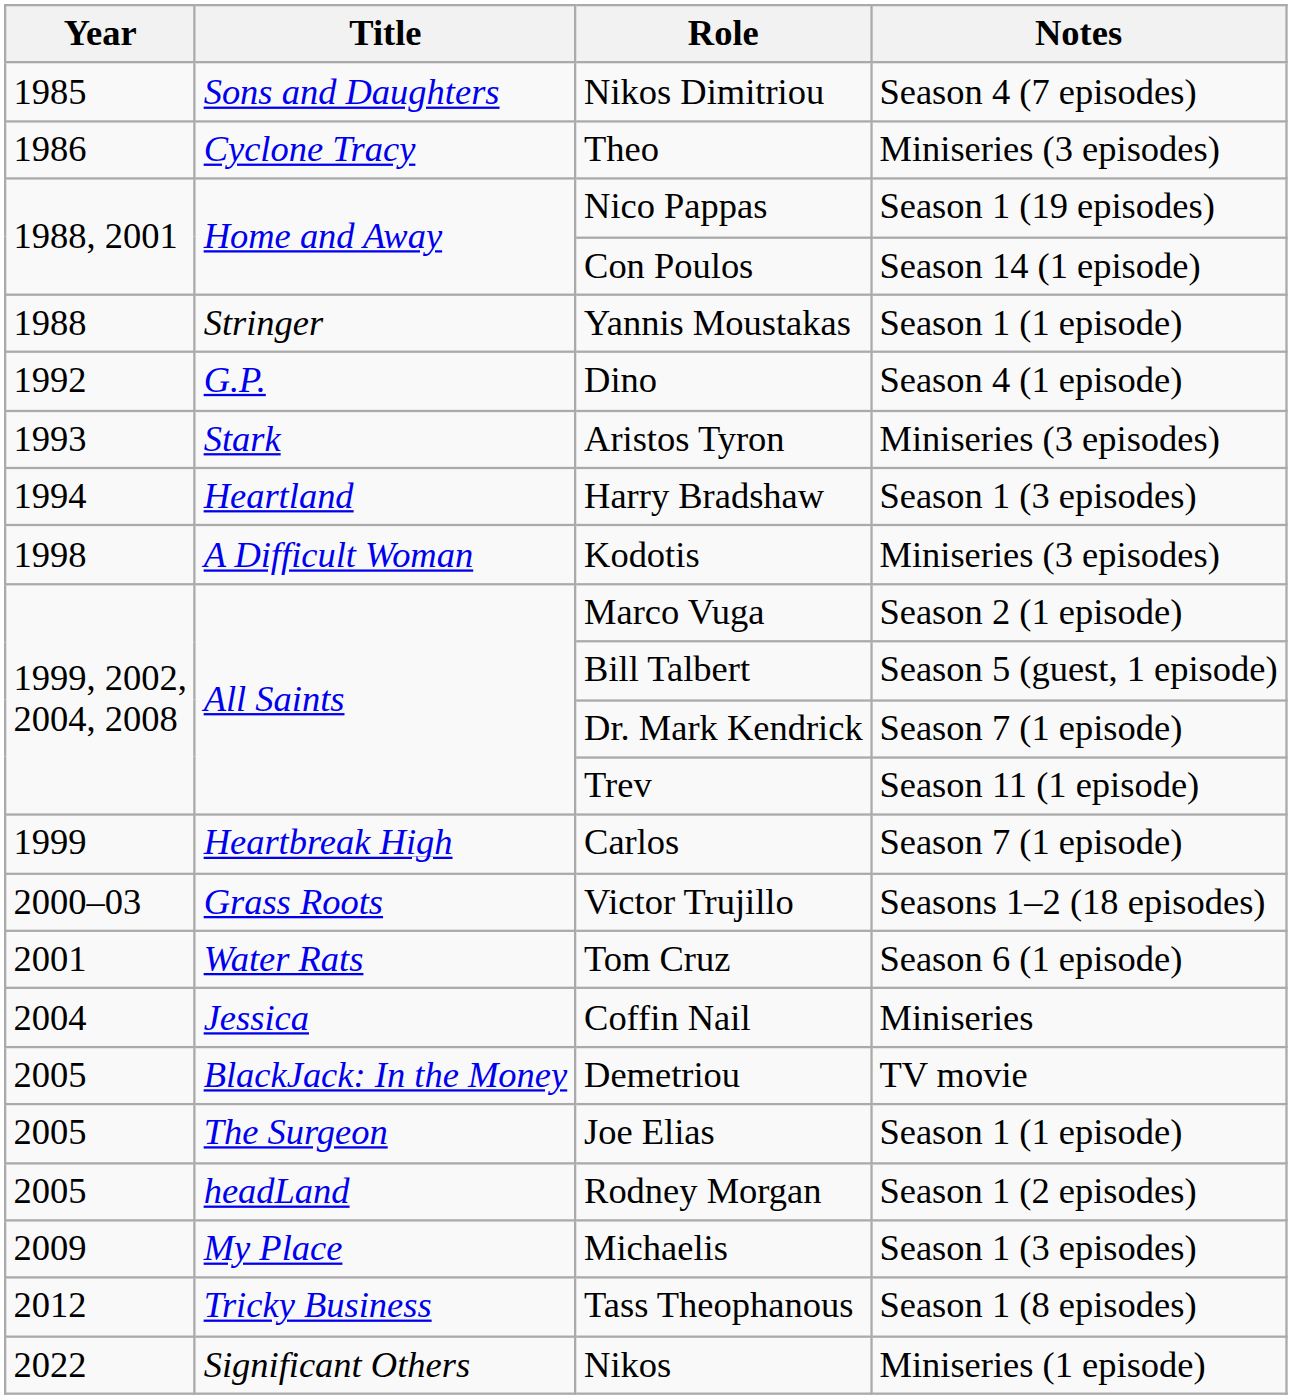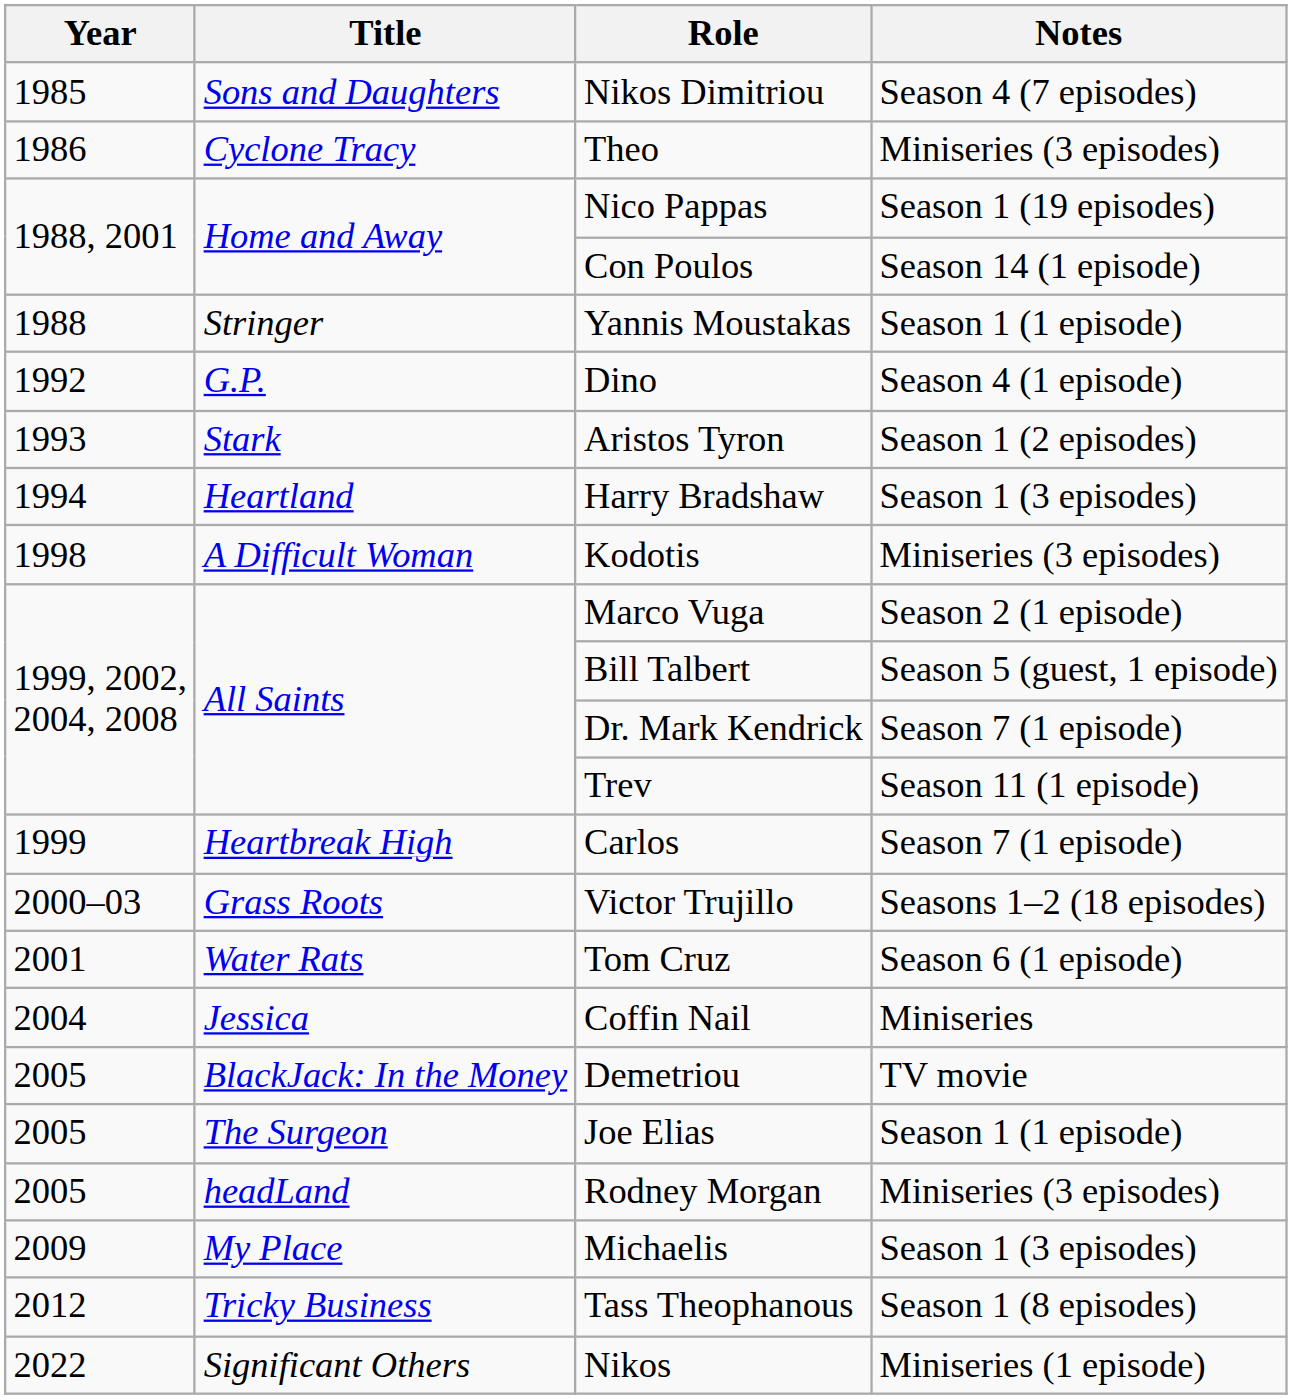(1050, 438) Miniseries (3 episodes) -> (1038, 438) Season 1 (2 episodes)
(1038, 1190) Season 1 (2 episodes) -> (1050, 1190) Miniseries (3 episodes)
